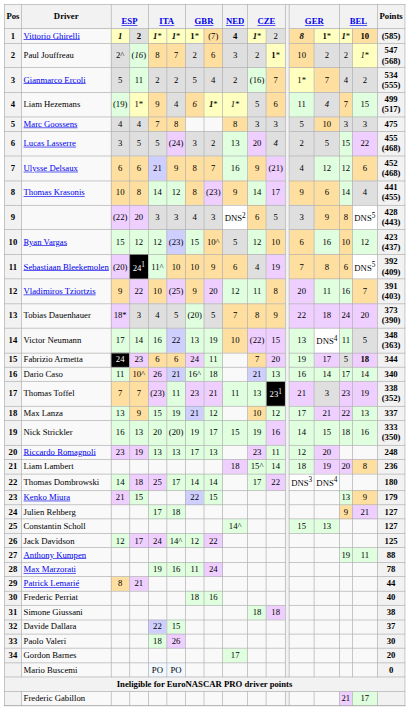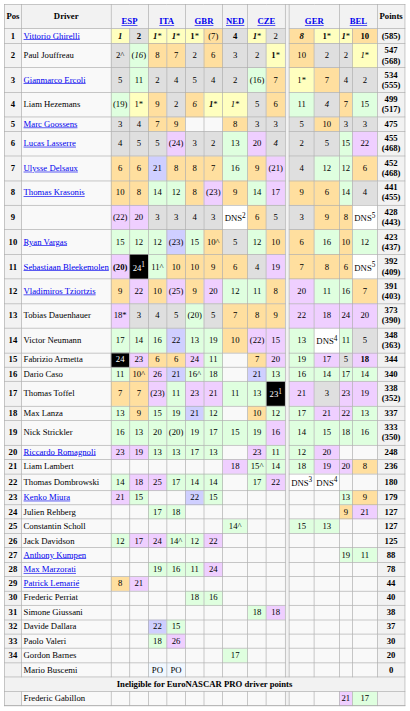(176, 79) 2 -> (176, 79) 4
(176, 104) 4 -> (176, 104) 2
(120, 124) 4 -> (120, 124) 3
(176, 124) 8 -> (176, 124) 9
(120, 143) 3 -> (120, 143) 4
(176, 168) 9 -> (176, 168) 8
(120, 266) normal -> (120, 266) bold
